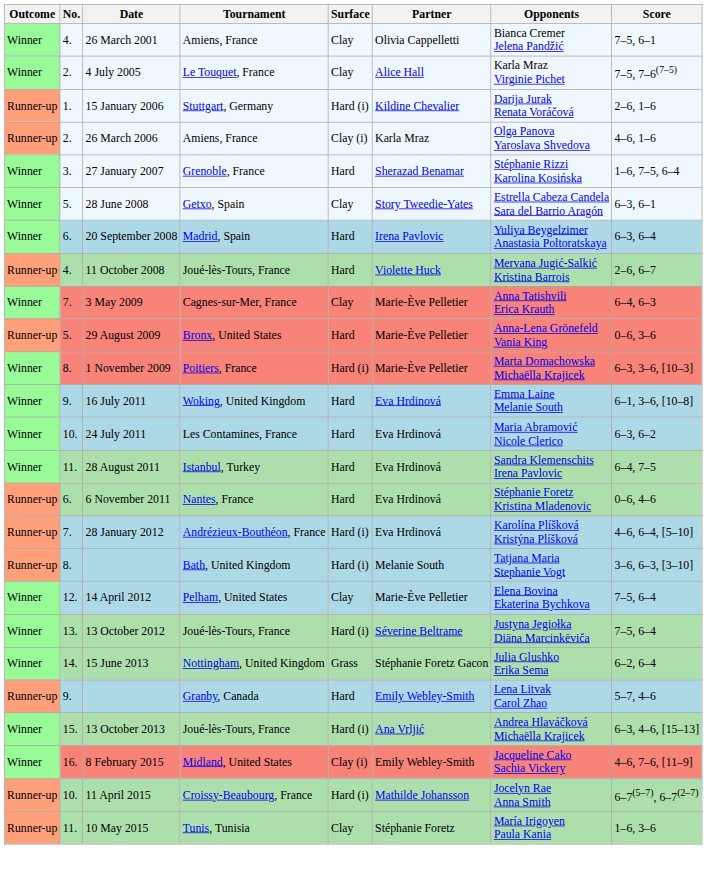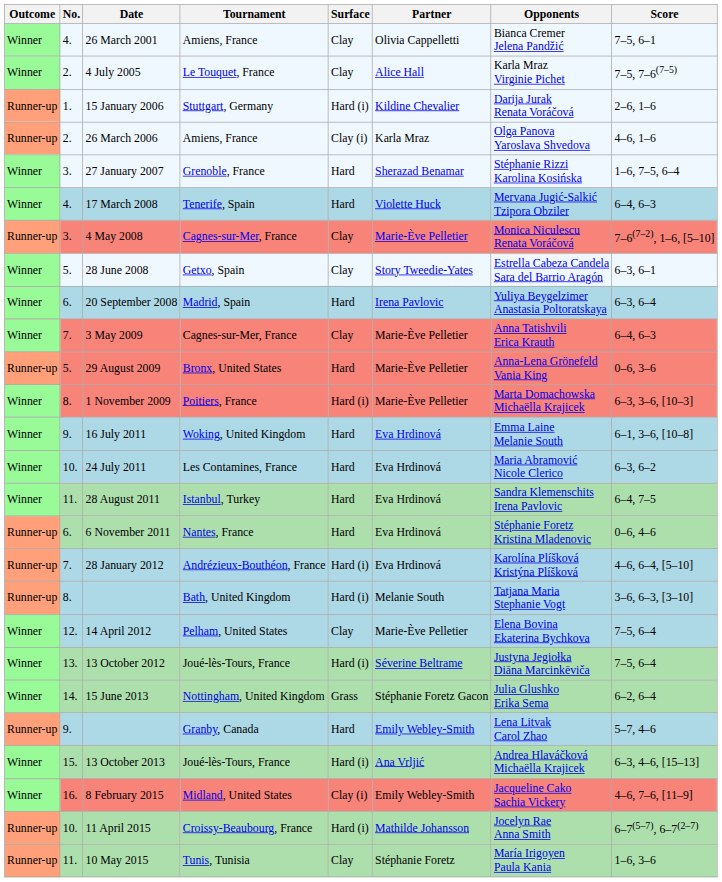+ row: (122, 203)
+ row: (114, 236)
- row: (125, 269)
